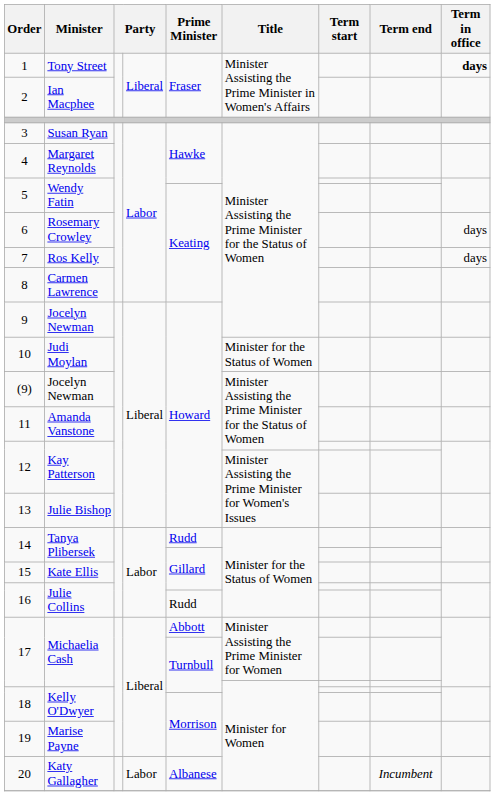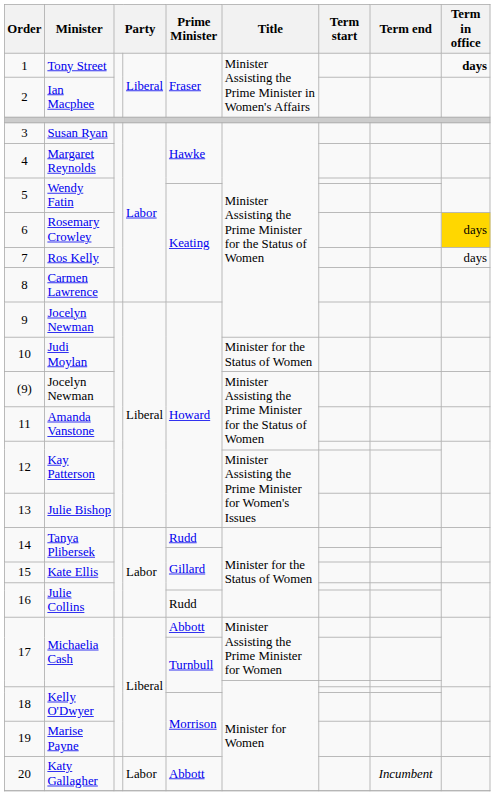(475, 230) no background -> (475, 230) gold background
(193, 773) Albanese -> (187, 773) Abbott
